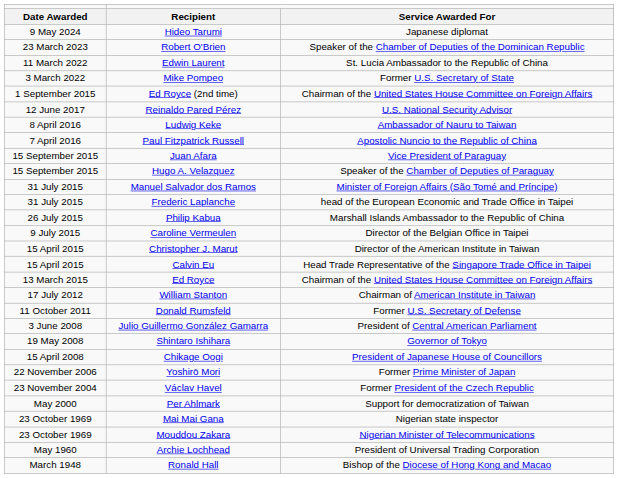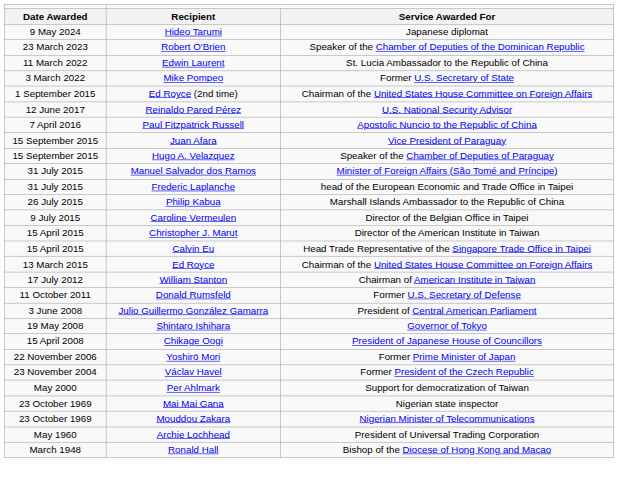- row: (193, 125)
